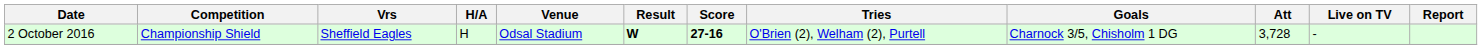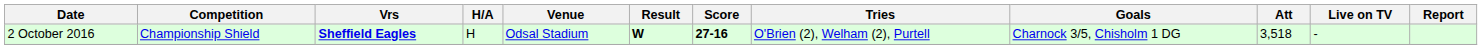(366, 34) normal -> (367, 34) bold
(1274, 34) 3,728 -> (1276, 34) 3,518
